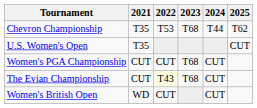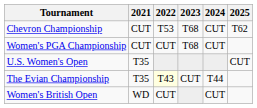(141, 29) T35 -> (141, 29) CUT
(215, 29) T44 -> (215, 29) CUT
rows swapped: (47, 46) <-> (66, 62)
(141, 79) CUT -> (141, 79) T35
(190, 79) T68 -> (190, 79) CUT
(215, 79) CUT -> (215, 79) T44
